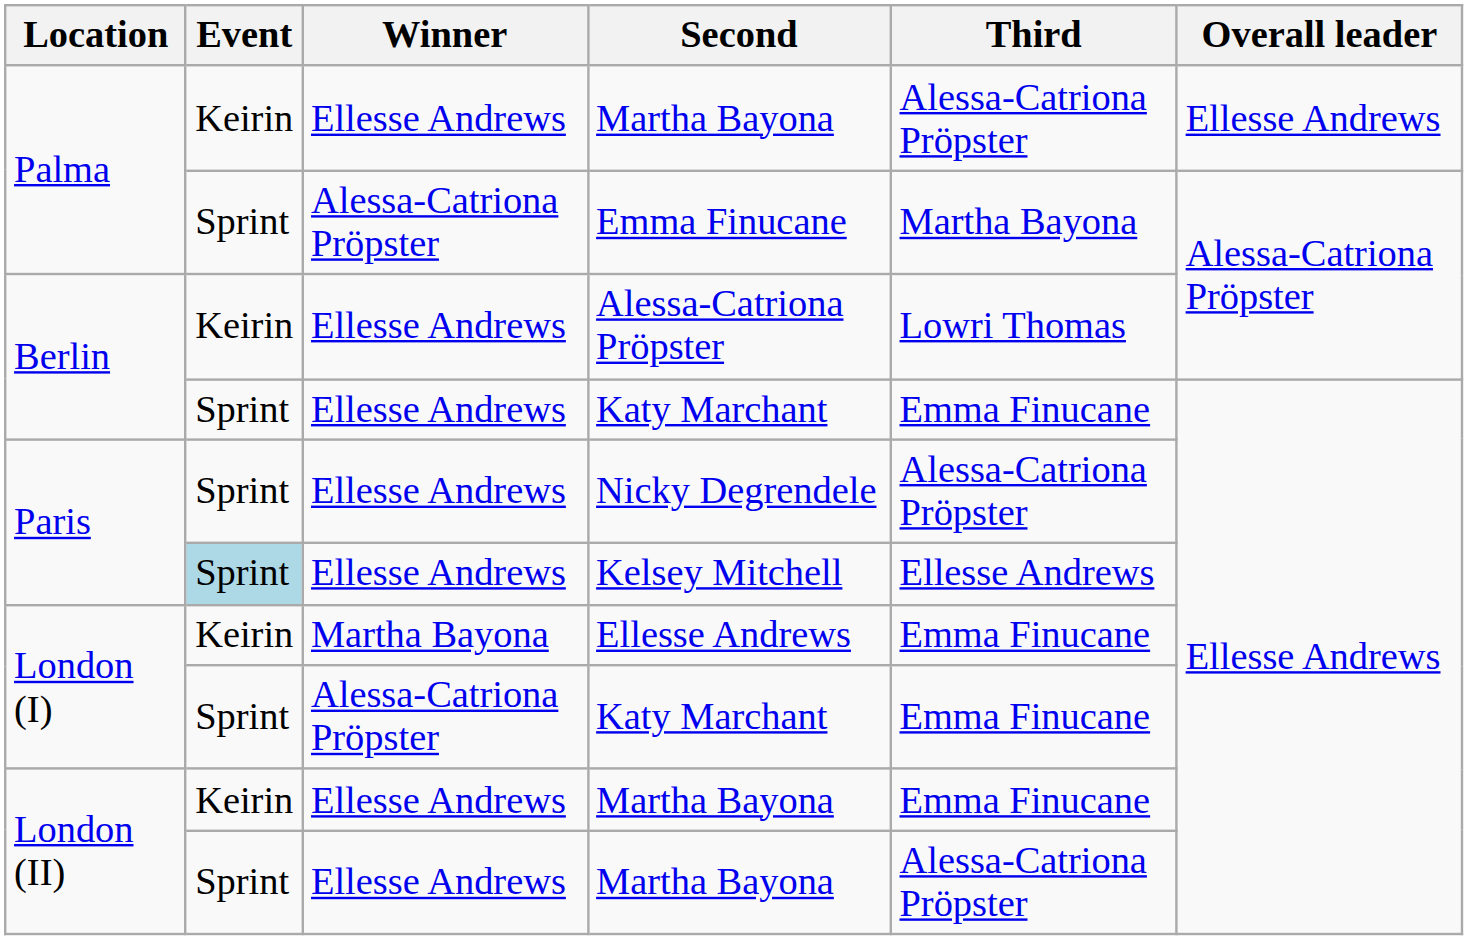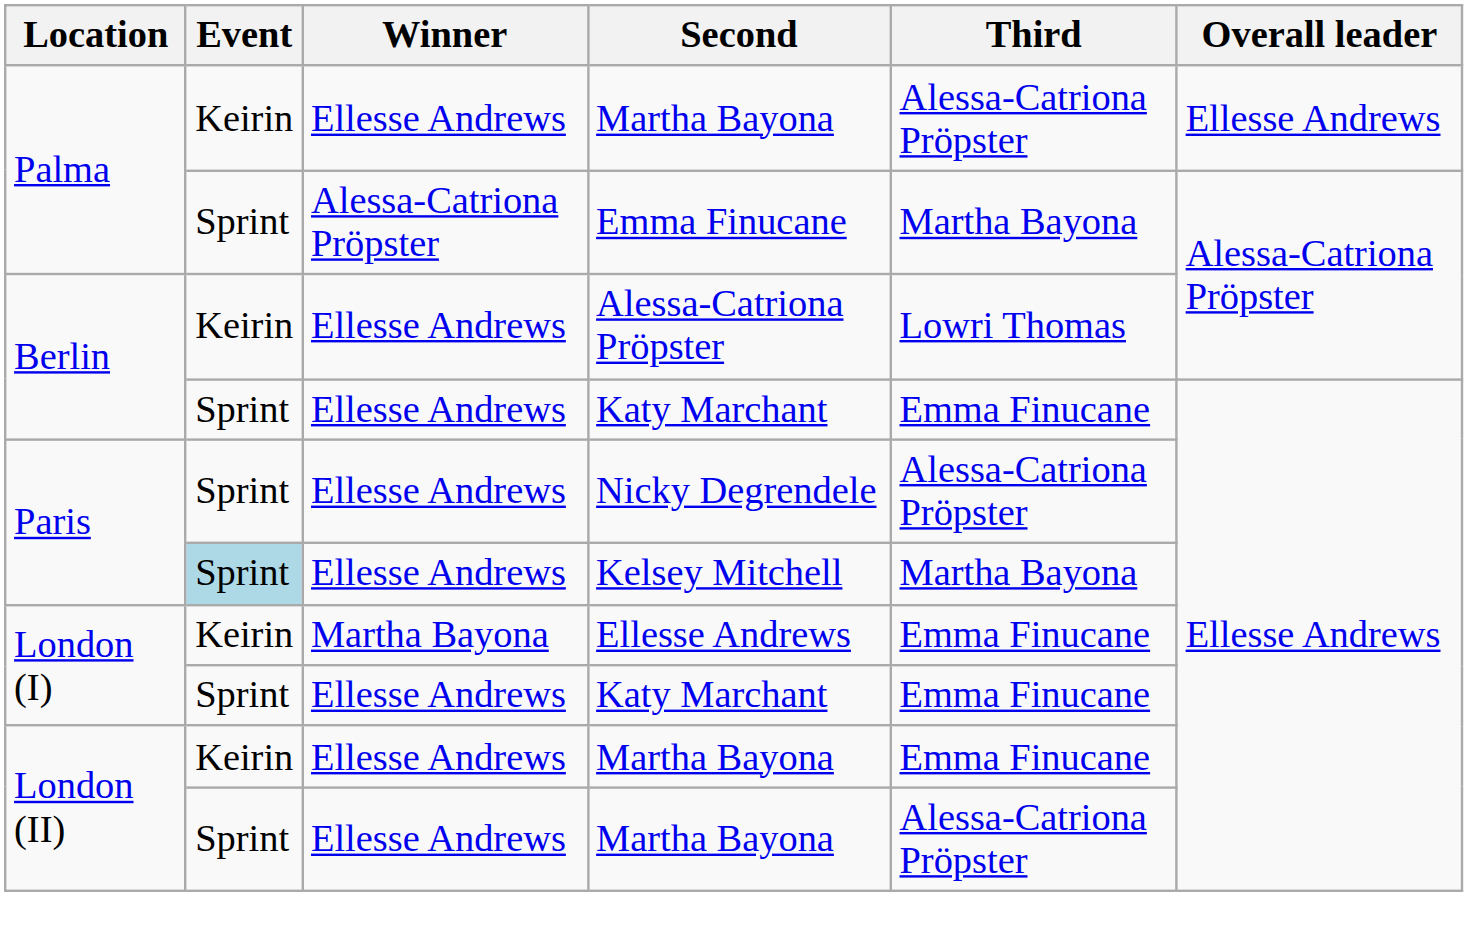(1027, 573) Ellesse Andrews -> (1018, 573) Martha Bayona
(435, 716) Alessa-Catriona Pröpster -> (438, 694) Ellesse Andrews
